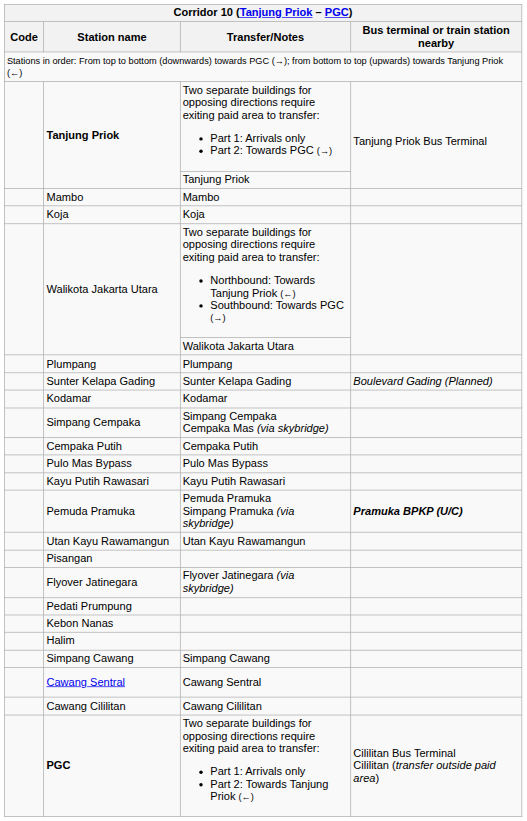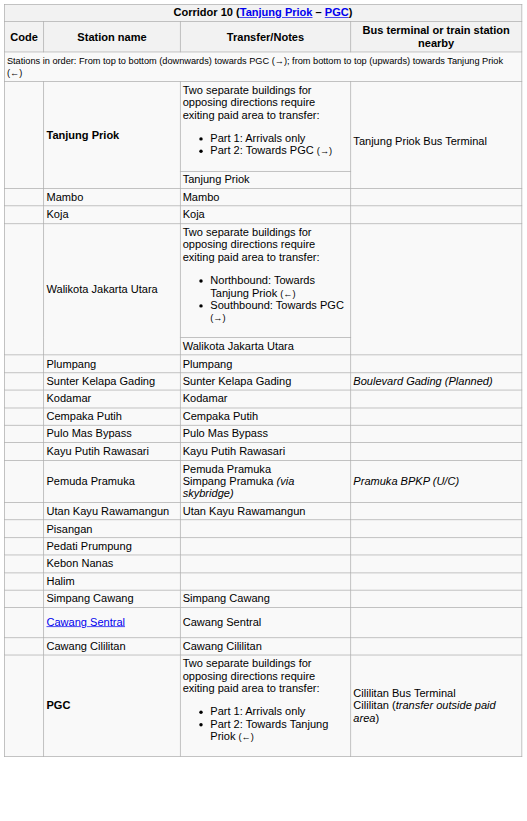- row: (93, 422)
(408, 511) bold -> (406, 481) normal
- row: (92, 582)
